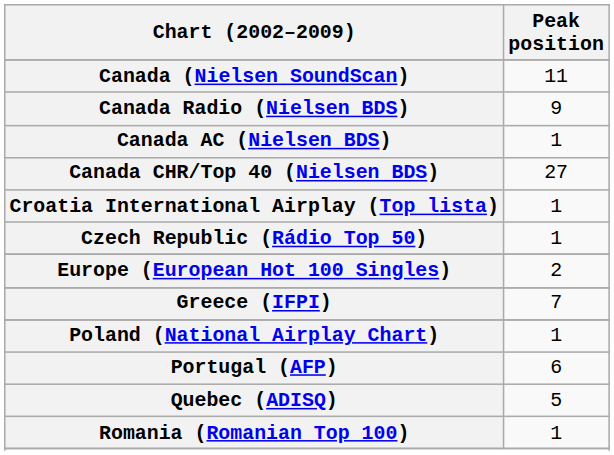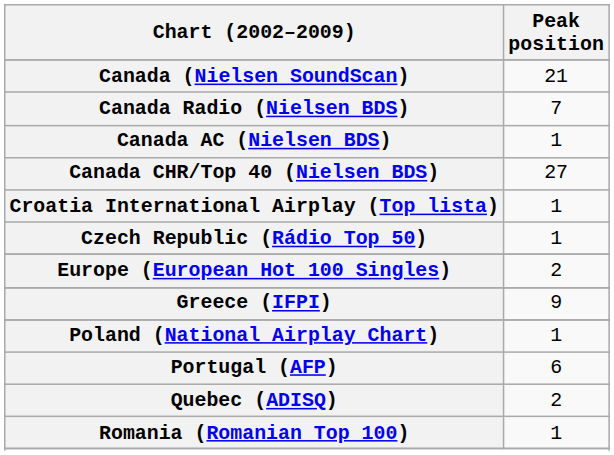(556, 76) 11 -> (556, 76) 21
(556, 109) 9 -> (556, 109) 7
(556, 303) 7 -> (556, 303) 9
(556, 401) 5 -> (556, 401) 2
